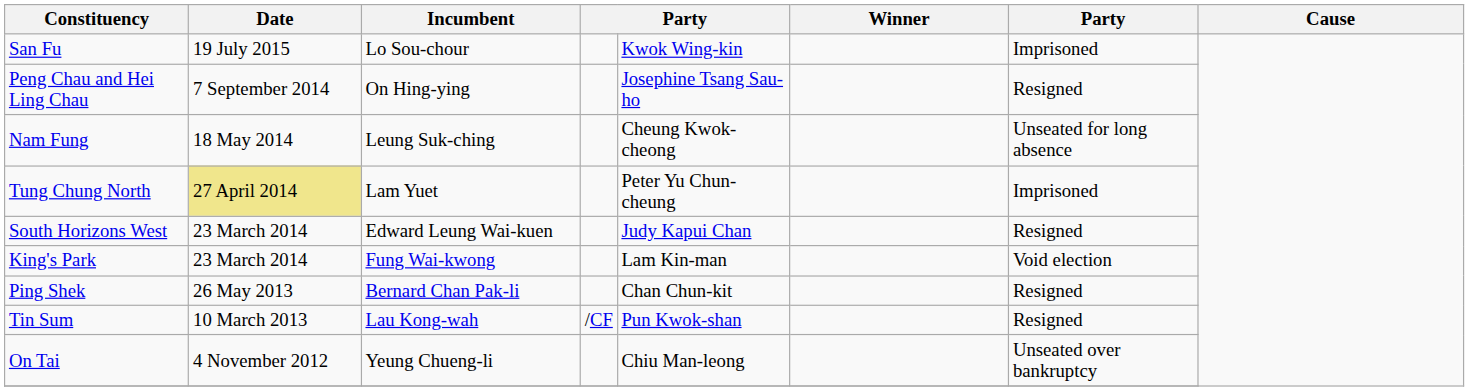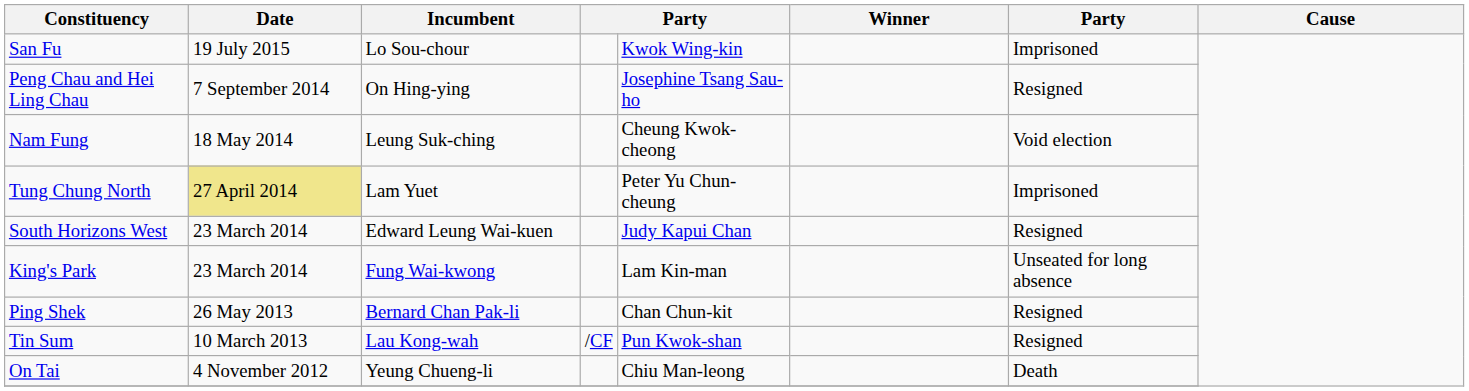(1080, 140) Unseated for long absence -> (1062, 140) Void election
(1062, 260) Void election -> (1080, 271) Unseated for long absence
(1067, 360) Unseated over bankruptcy -> (1035, 370) Death
